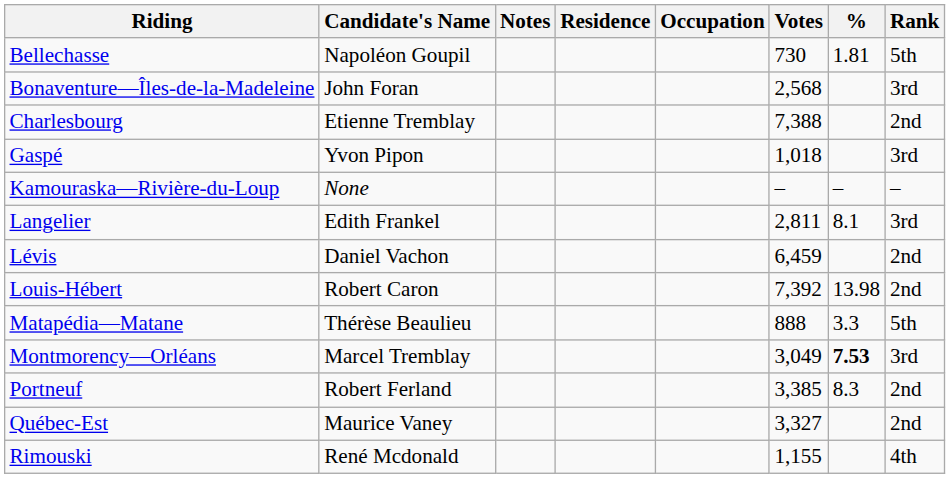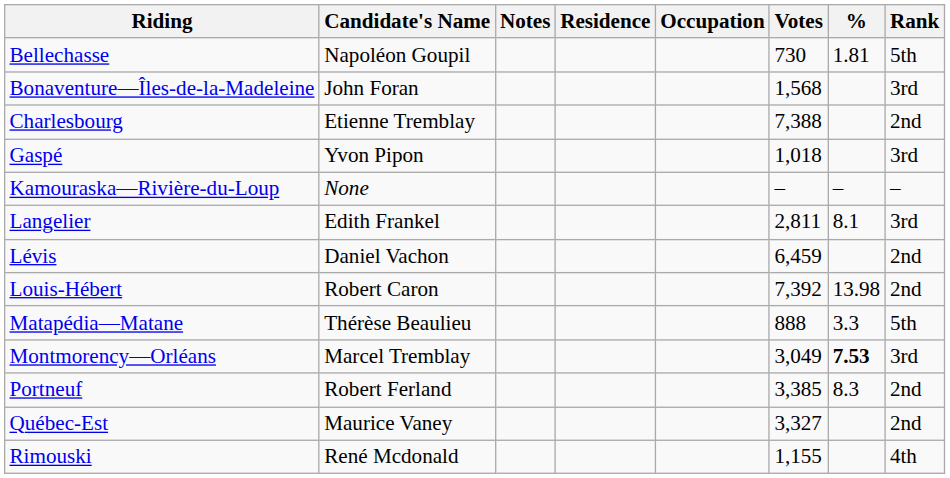(798, 88) 2,568 -> (798, 88) 1,568
